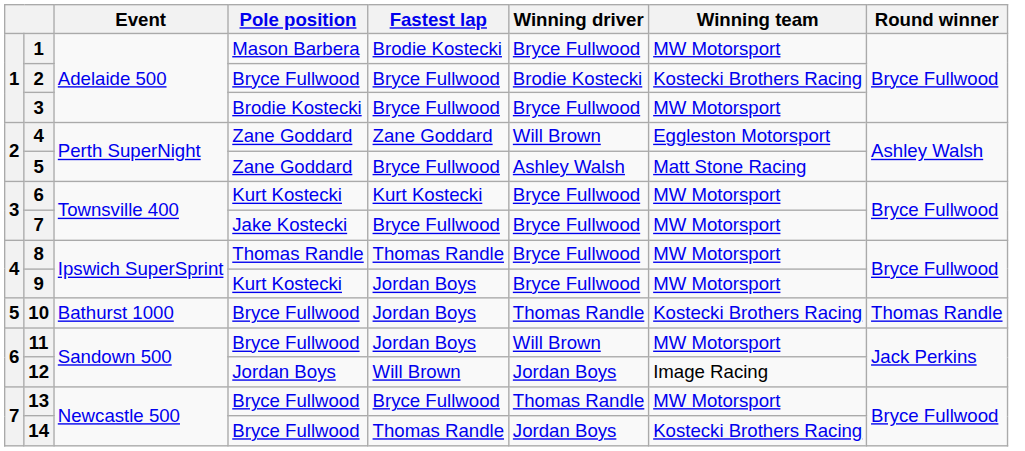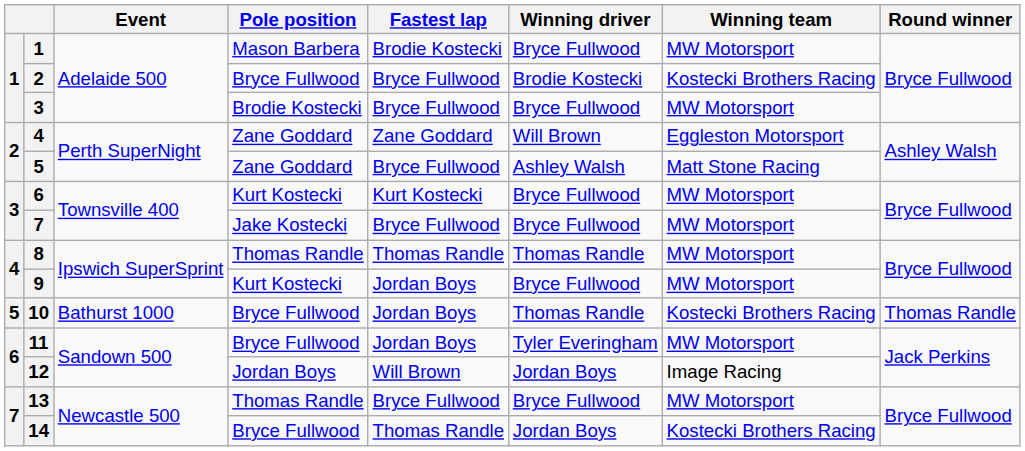(577, 254) Bryce Fullwood -> (579, 254) Thomas Randle
(557, 342) Will Brown -> (585, 342) Tyler Everingham
(296, 401) Bryce Fullwood -> (298, 401) Thomas Randle
(579, 401) Thomas Randle -> (577, 401) Bryce Fullwood
